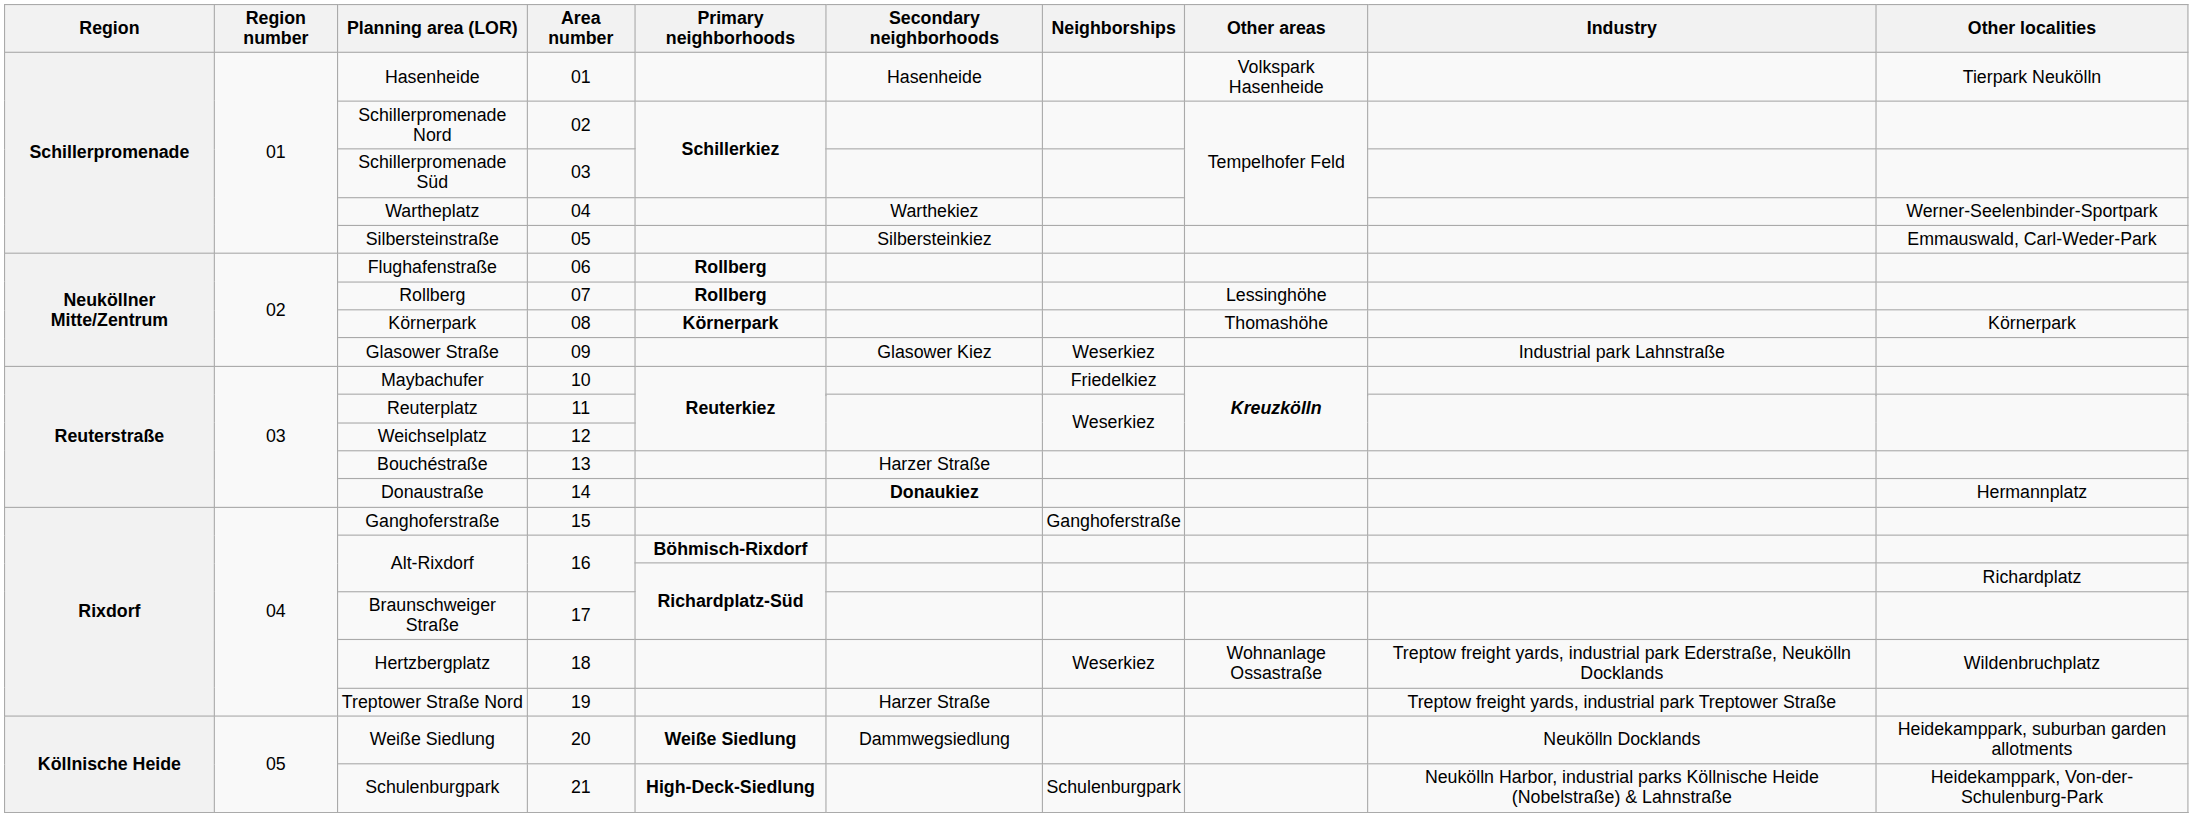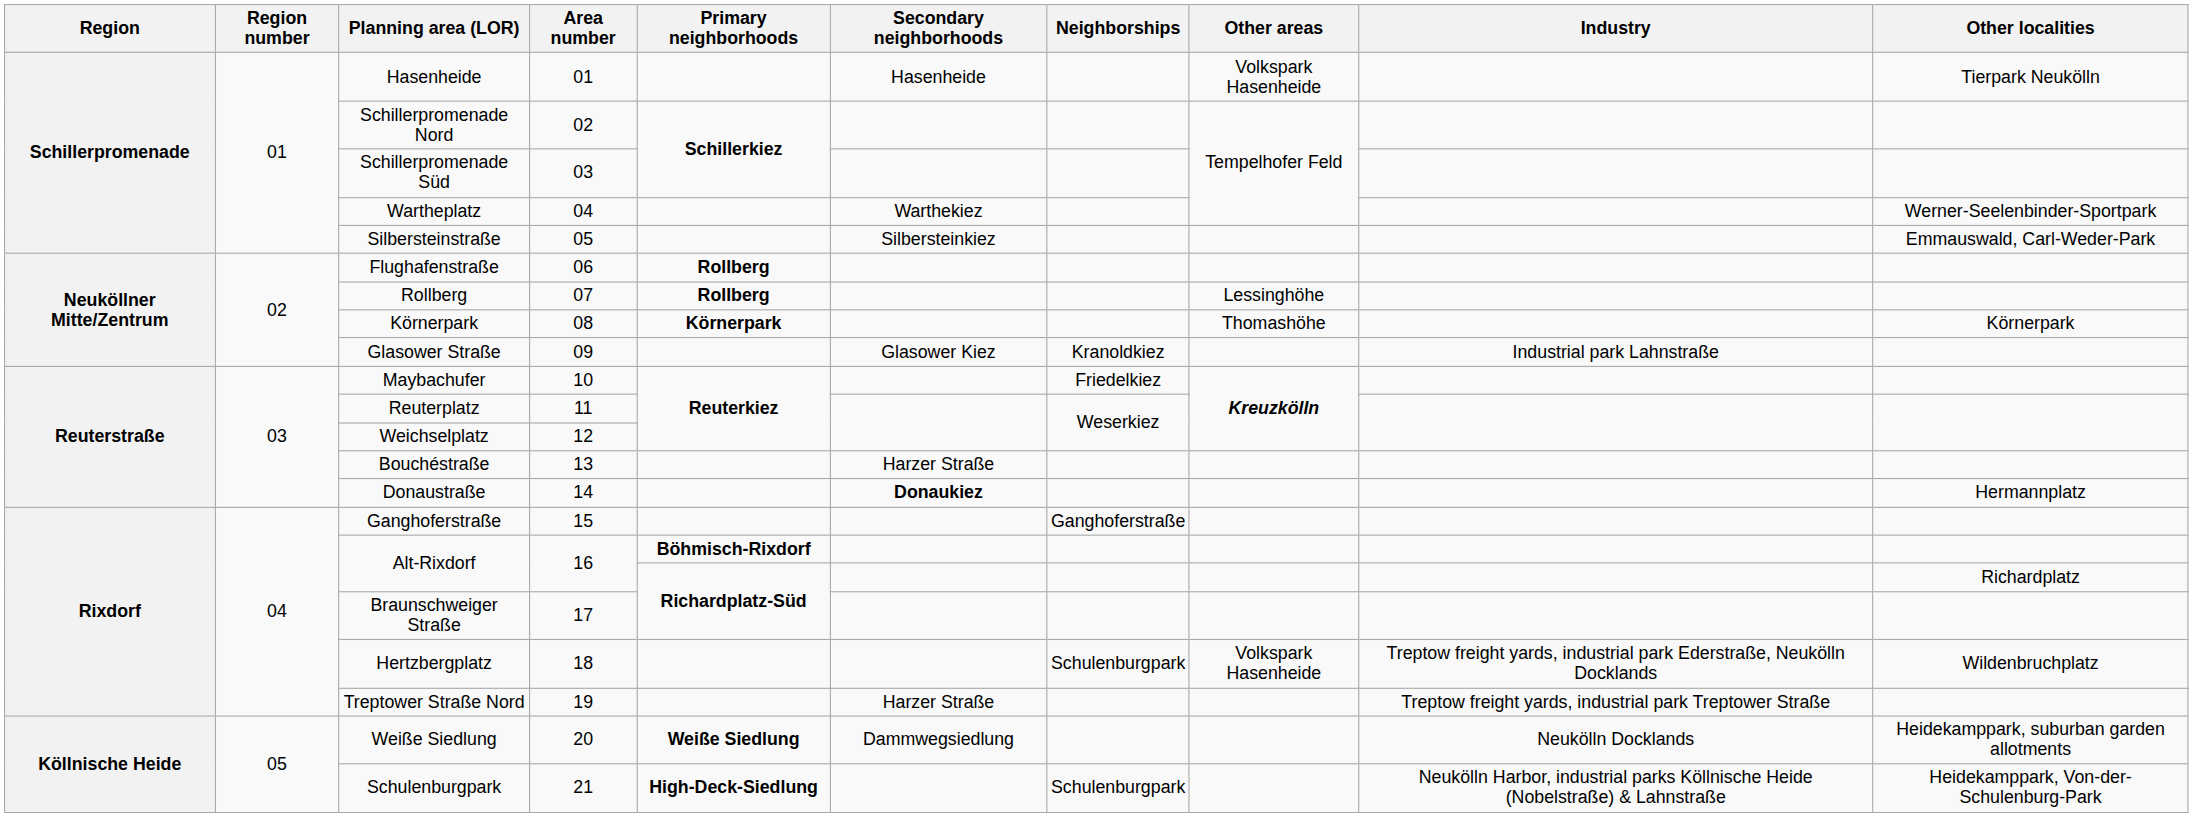(1114, 351) Weserkiez -> (1118, 351) Kranoldkiez
(1114, 663) Weserkiez -> (1118, 663) Schulenburgpark
(1276, 663) Wohnanlage Ossastraße -> (1274, 663) Volkspark Hasenheide
